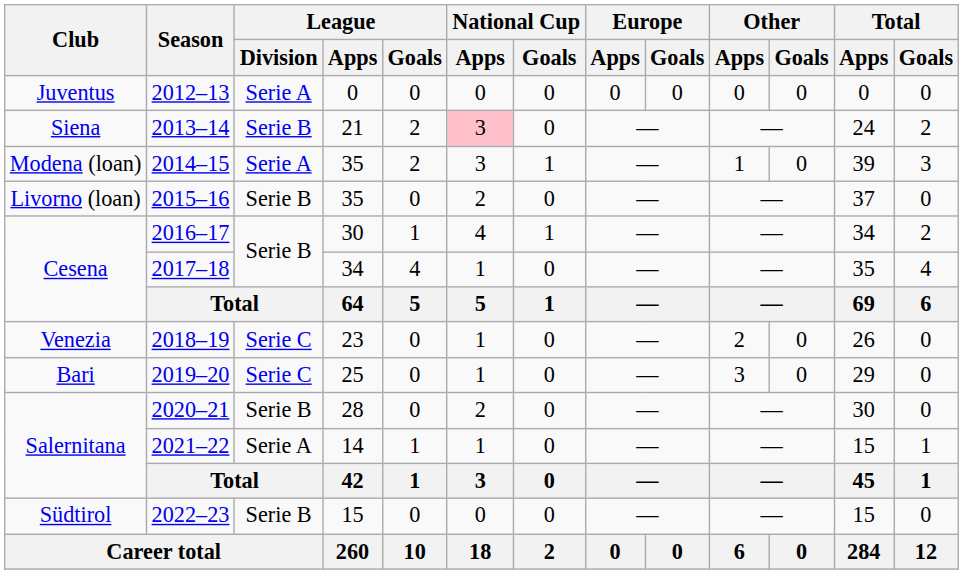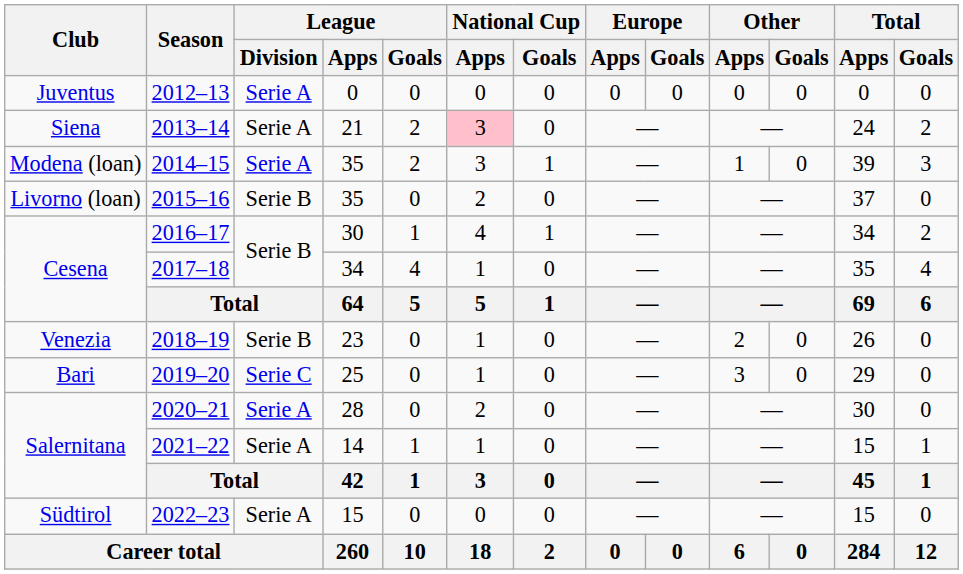(279, 127) Serie B -> (279, 127) Serie A
(279, 339) Serie C -> (279, 339) Serie B
(279, 410) Serie B -> (279, 410) Serie A
(279, 515) Serie B -> (279, 515) Serie A
